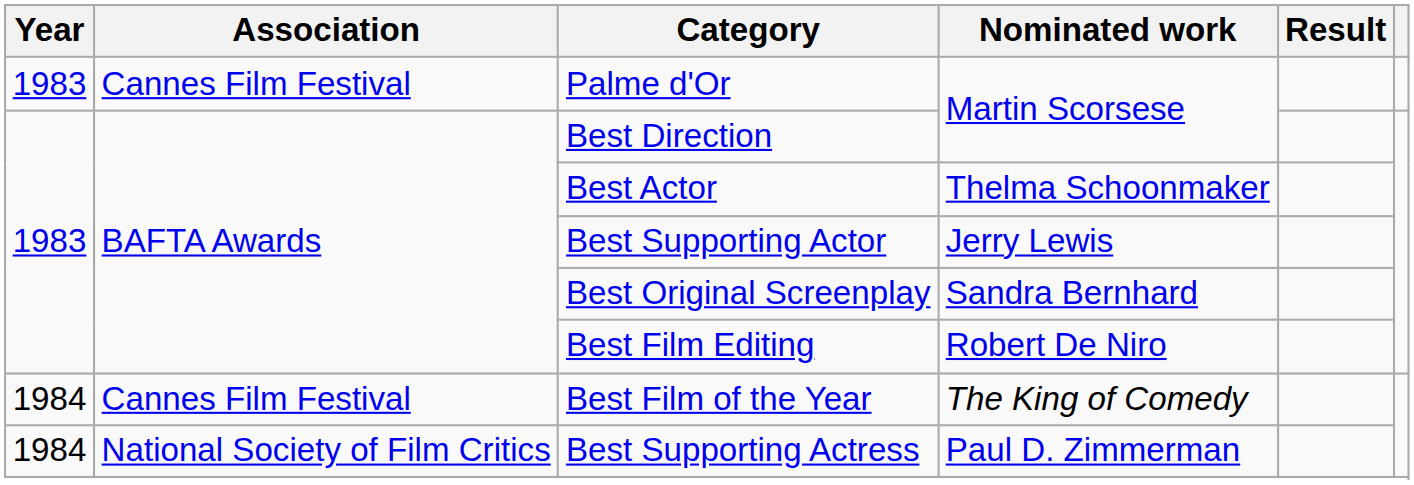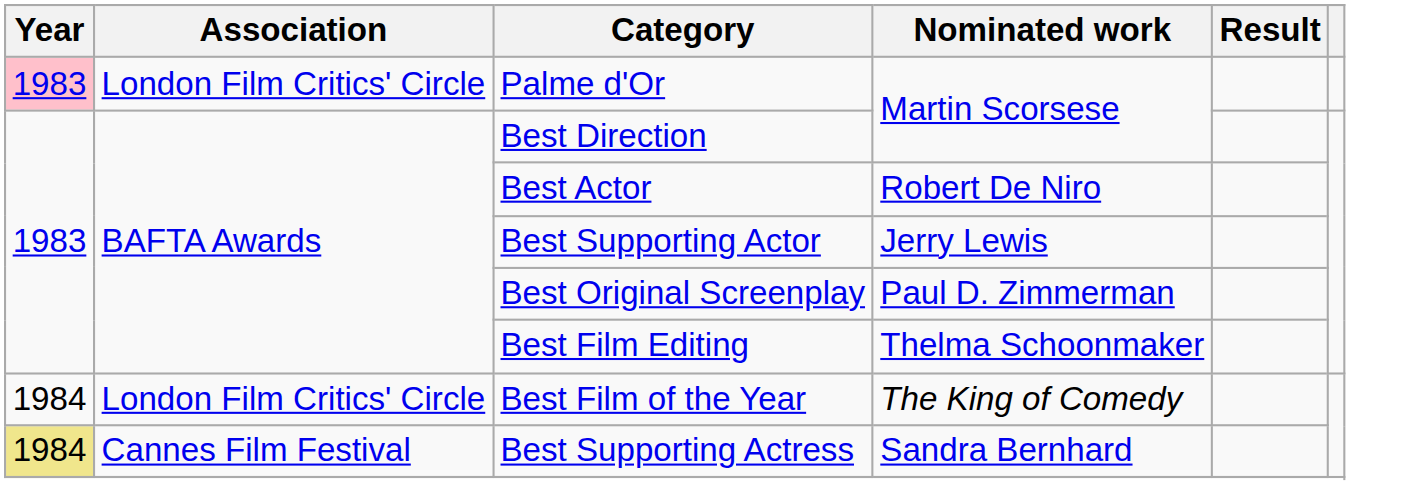(50, 83) no background -> (50, 83) pink background
(256, 83) Cannes Film Festival -> (293, 83) London Film Critics' Circle
(1108, 188) Thelma Schoonmaker -> (991, 188) Robert De Niro
(1072, 293) Sandra Bernhard -> (1028, 293) Paul D. Zimmerman
(1056, 345) Robert De Niro -> (1042, 345) Thelma Schoonmaker
(256, 398) Cannes Film Festival -> (293, 398) London Film Critics' Circle
(50, 450) no background -> (50, 450) khaki background
(326, 450) National Society of Film Critics -> (256, 450) Cannes Film Festival
(1093, 450) Paul D. Zimmerman -> (1006, 450) Sandra Bernhard
